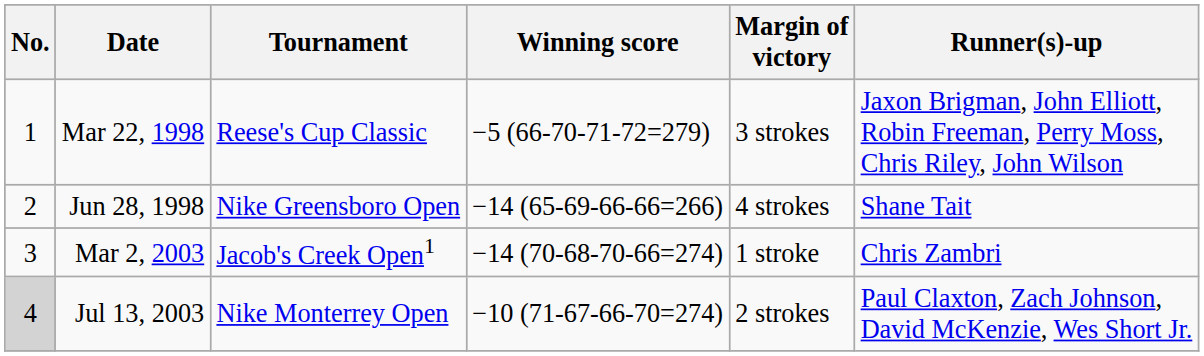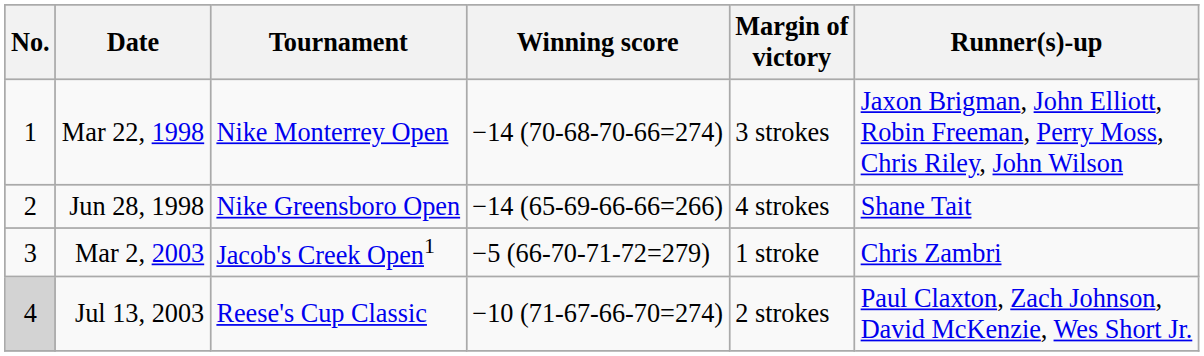(322, 132) Reese's Cup Classic -> (332, 132) Nike Monterrey Open
(591, 132) −5 (66-70-71-72=279) -> (598, 132) −14 (70-68-70-66=274)
(598, 252) −14 (70-68-70-66=274) -> (591, 252) −5 (66-70-71-72=279)
(332, 314) Nike Monterrey Open -> (322, 314) Reese's Cup Classic
